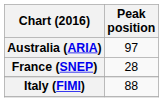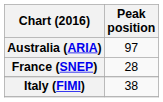(131, 86) 88 -> (131, 86) 38
